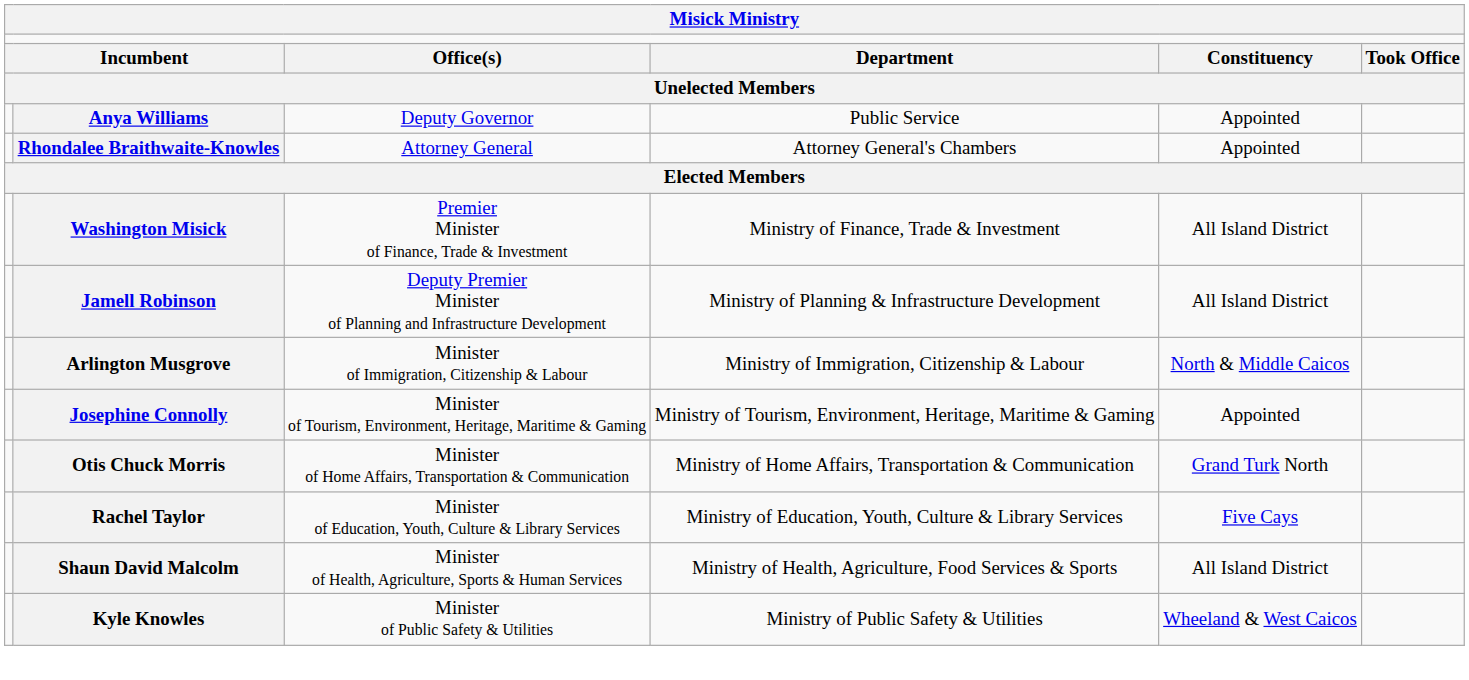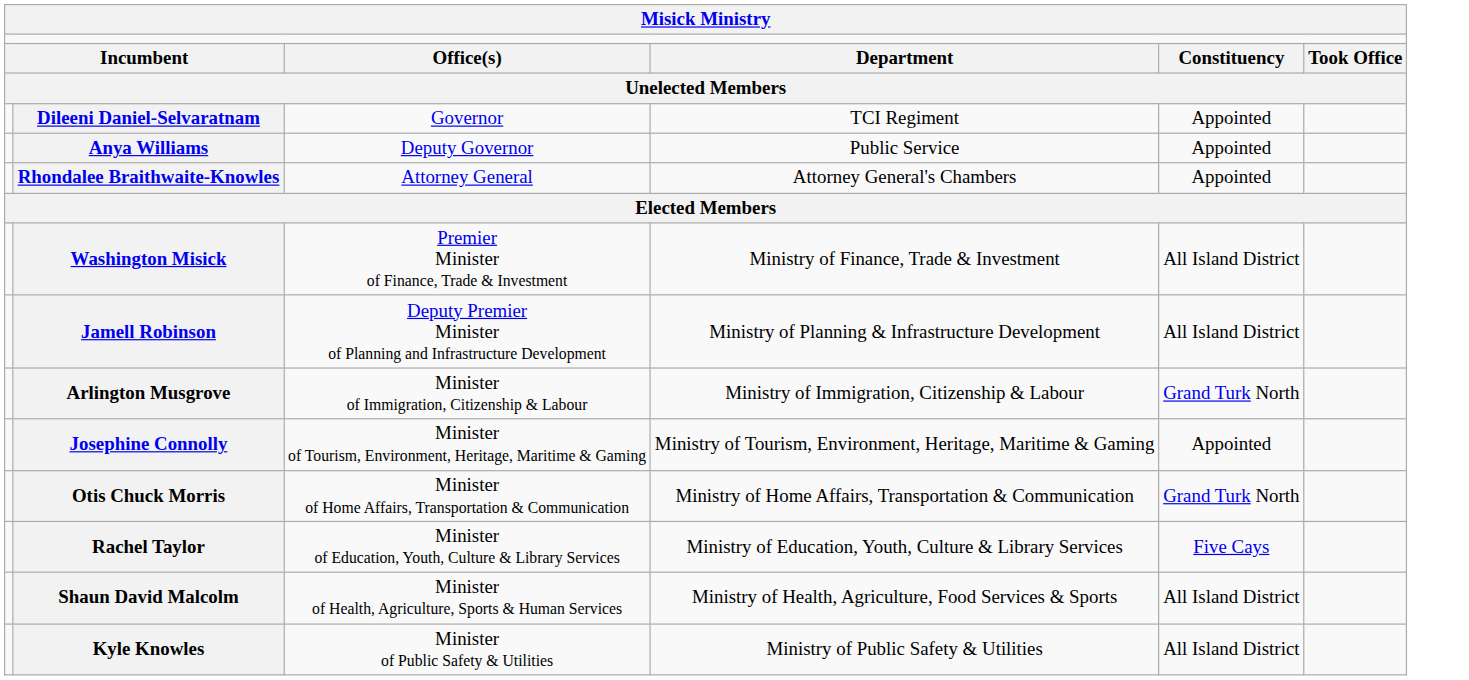+ row: (148, 118)
(1260, 363) North & Middle Caicos -> (1231, 393) Grand Turk North
(1260, 619) Wheeland & West Caicos -> (1231, 649) All Island District
